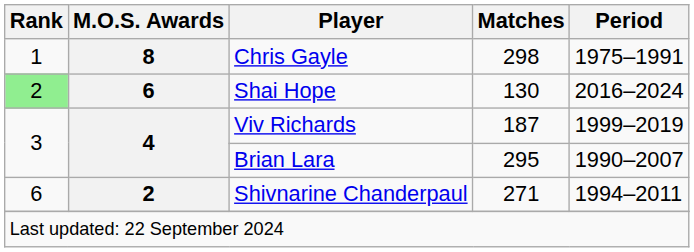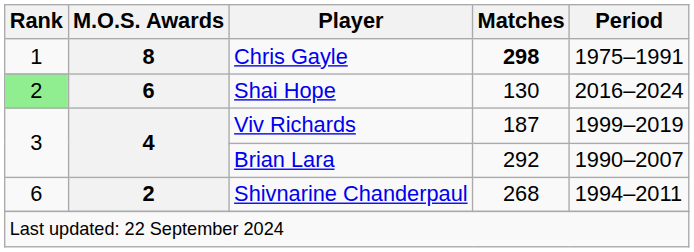(521, 56) normal -> (521, 56) bold
(521, 159) 295 -> (521, 159) 292
(521, 194) 271 -> (521, 194) 268
